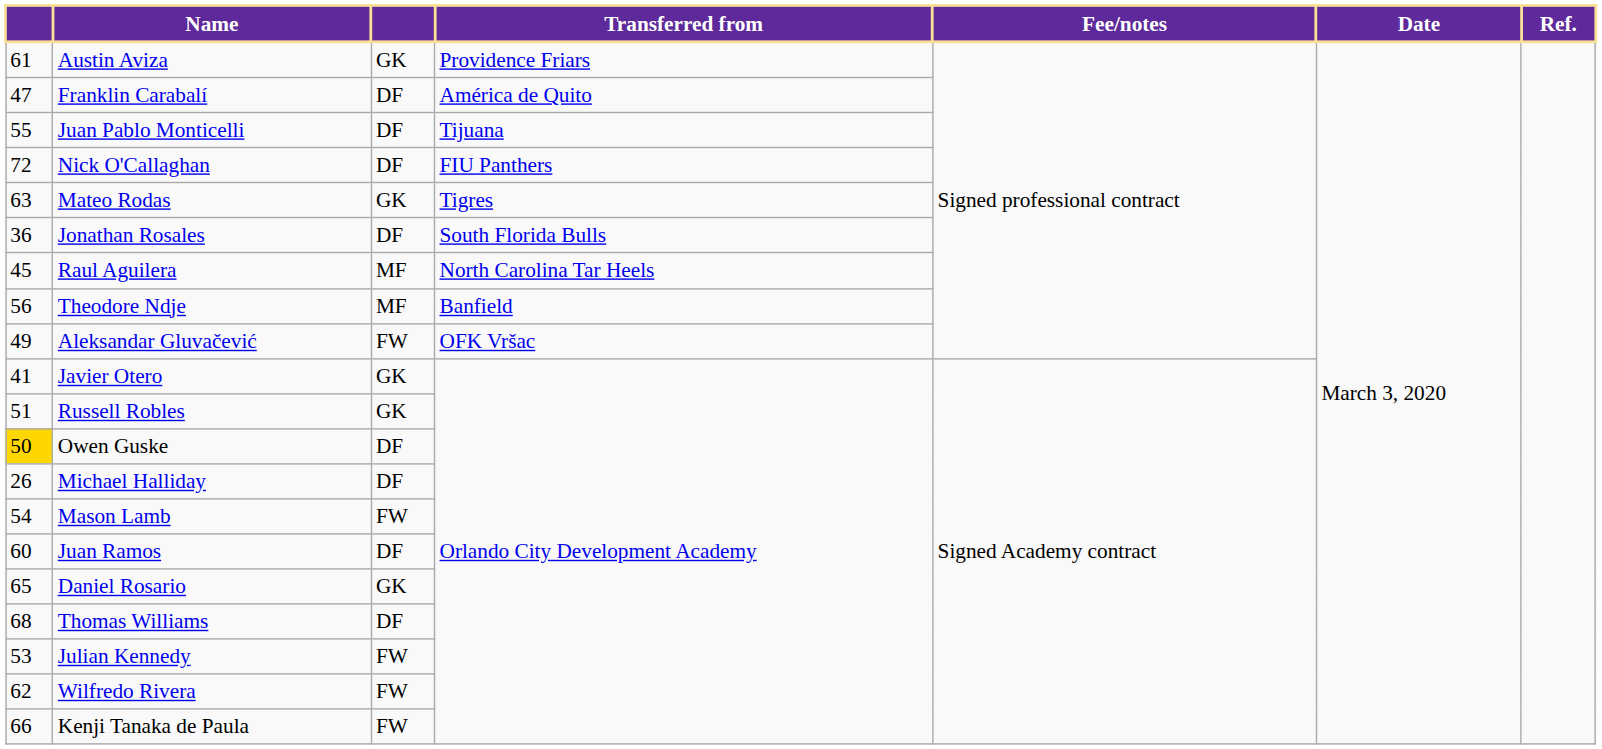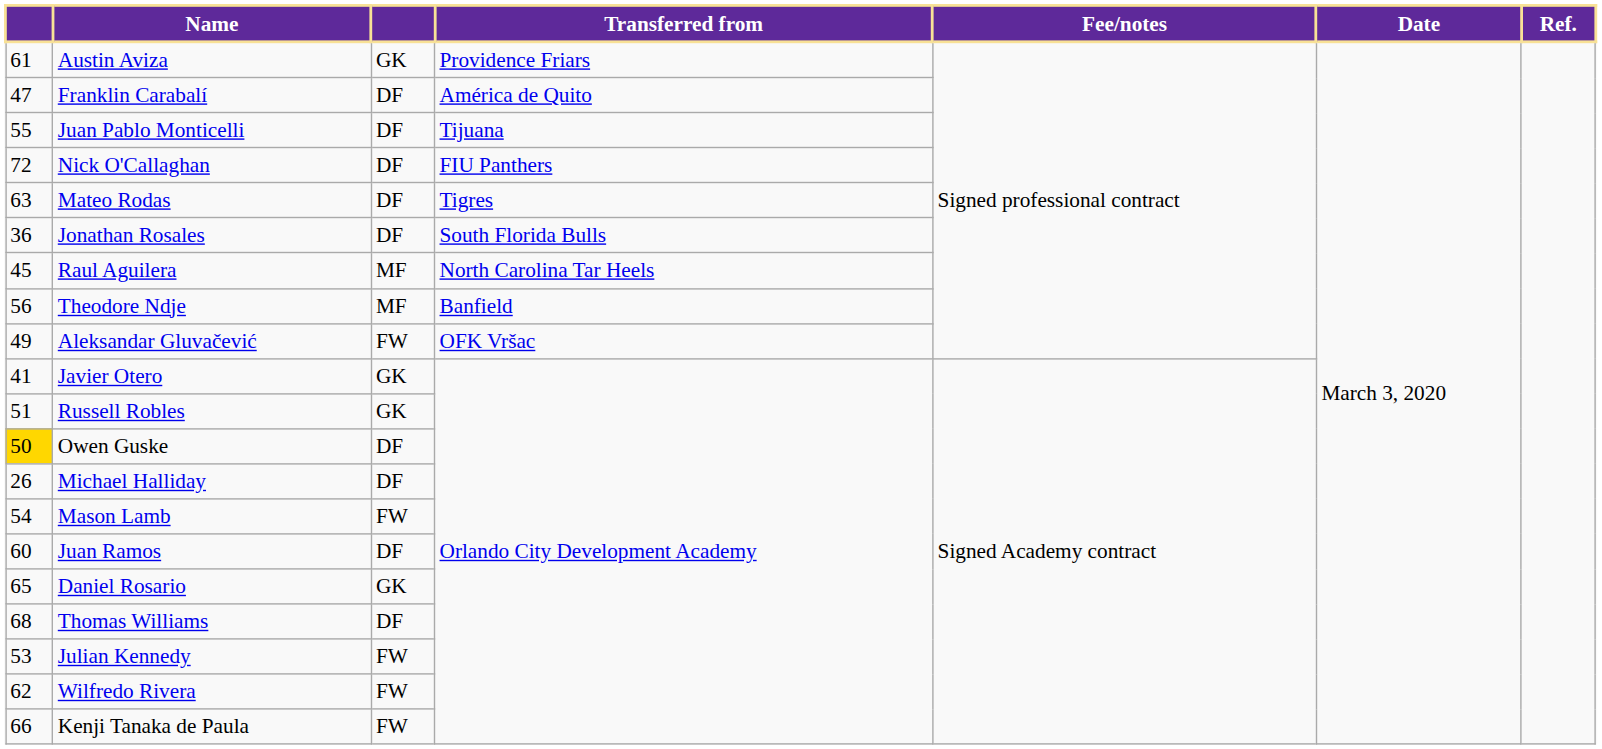(391, 200) GK -> (389, 200) DF
